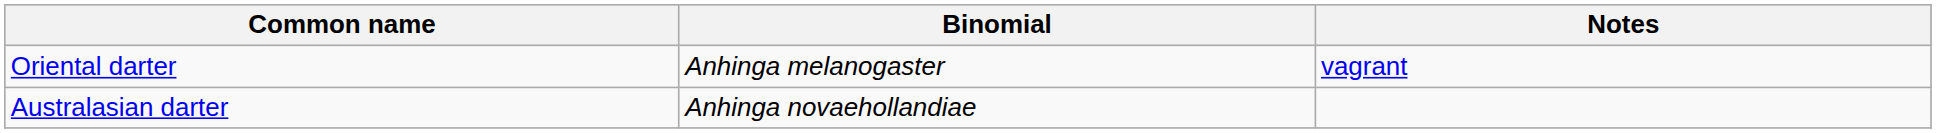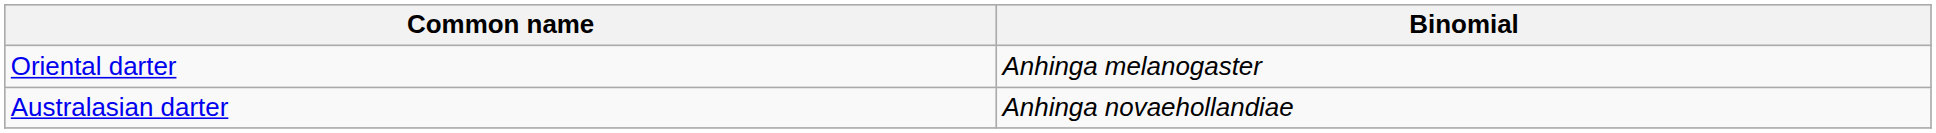- column: (1623, 25)
